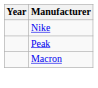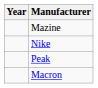+ row: (46, 28)
